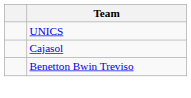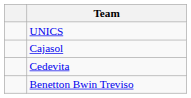+ row: (50, 66)
